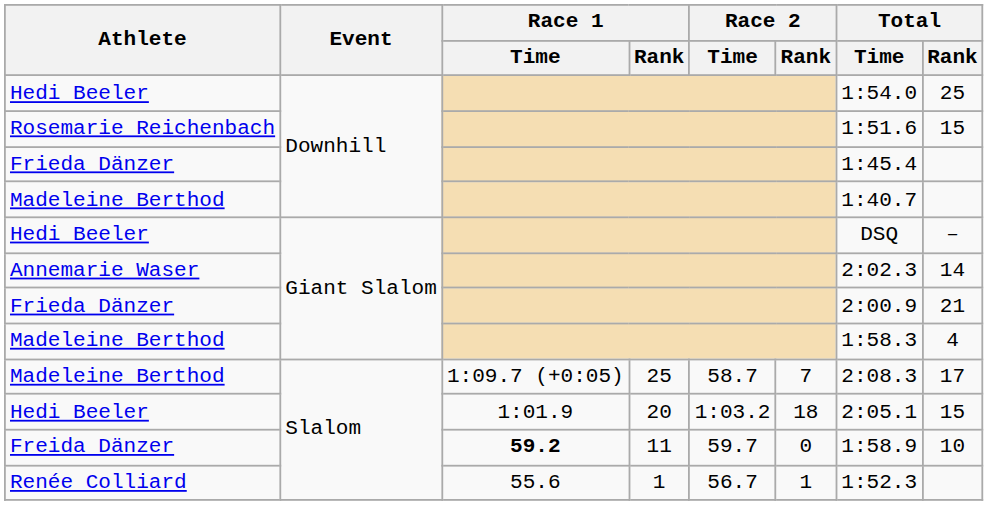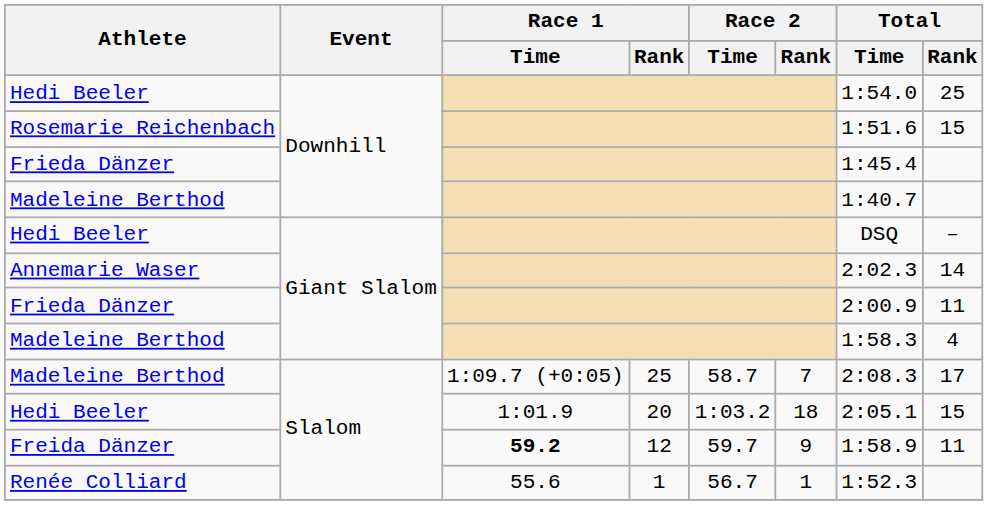(952, 305) 21 -> (952, 305) 11
(659, 447) 11 -> (659, 447) 12
(806, 447) 0 -> (806, 447) 9
(952, 447) 10 -> (952, 447) 11
